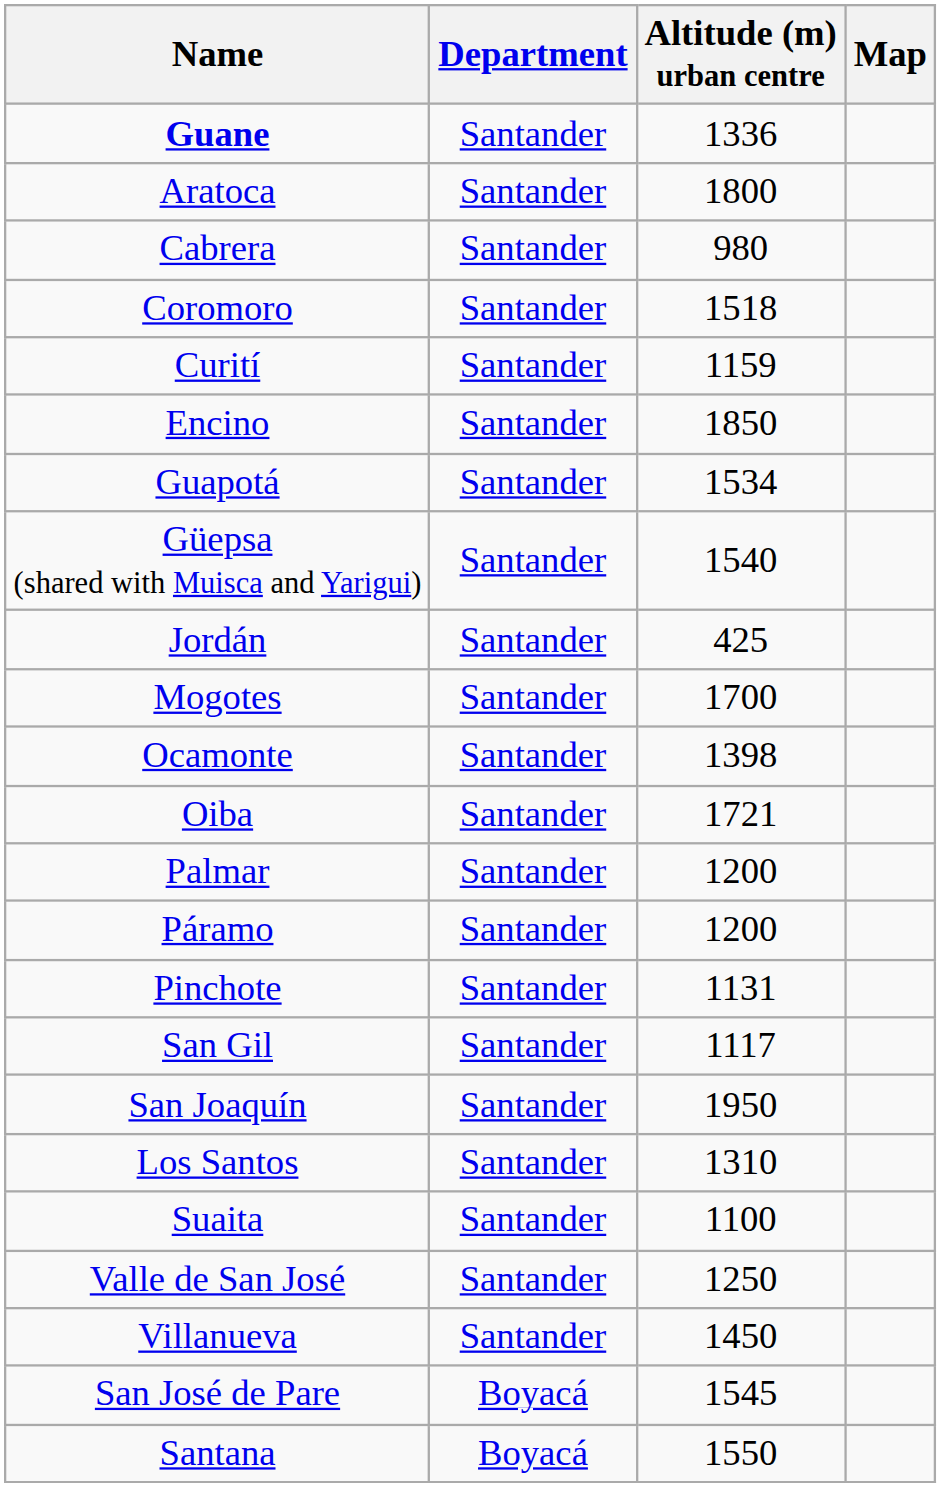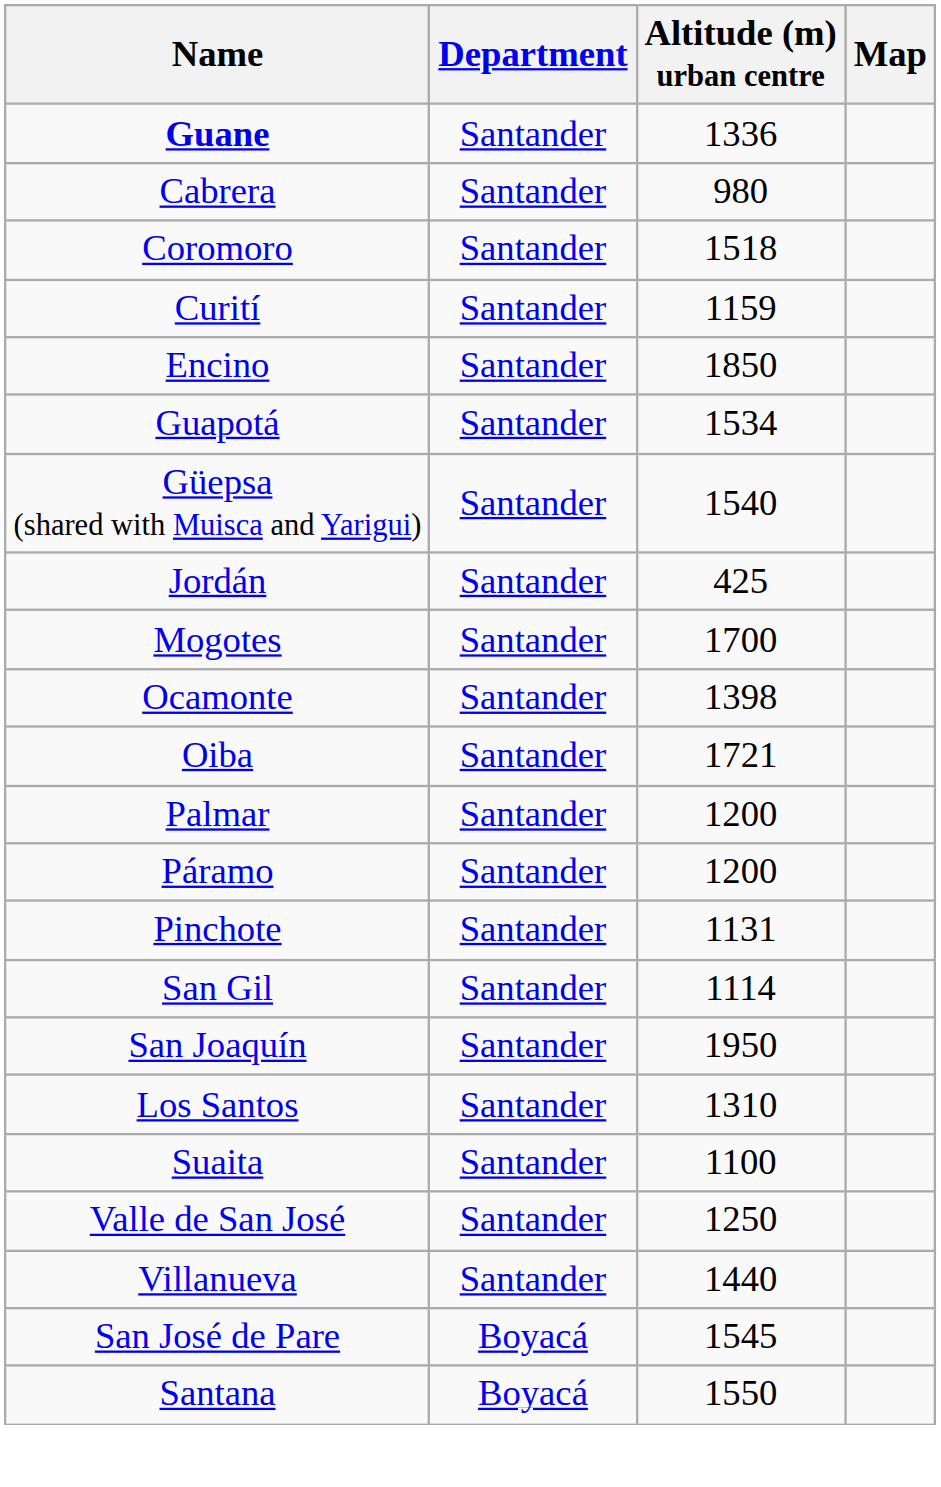- row: (218, 190)
(741, 1045) 1117 -> (741, 987) 1114
(741, 1336) 1450 -> (741, 1278) 1440
